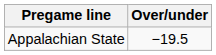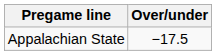(170, 38) −19.5 -> (170, 38) −17.5
